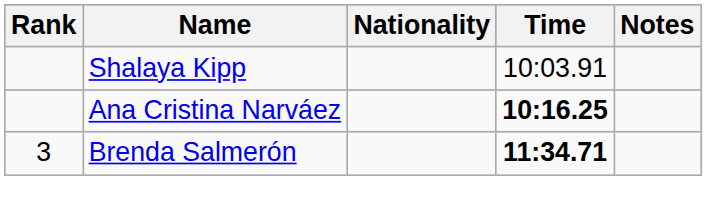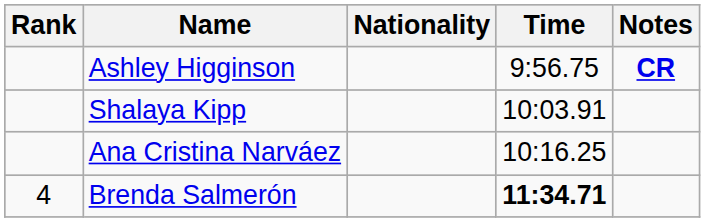+ row: (192, 68)
(555, 110) bold -> (554, 152) normal
(44, 152) 3 -> (44, 195) 4
